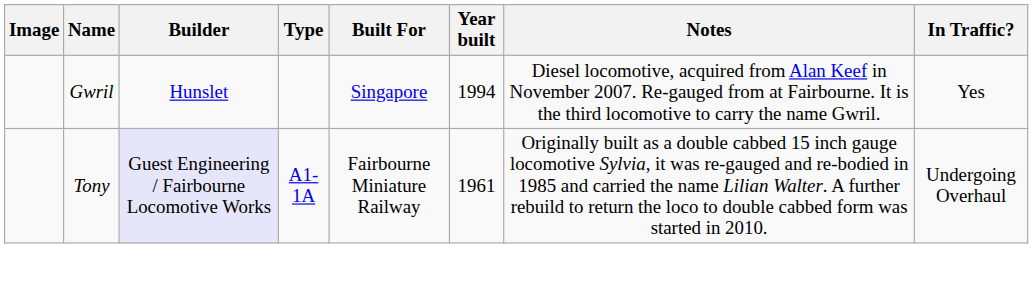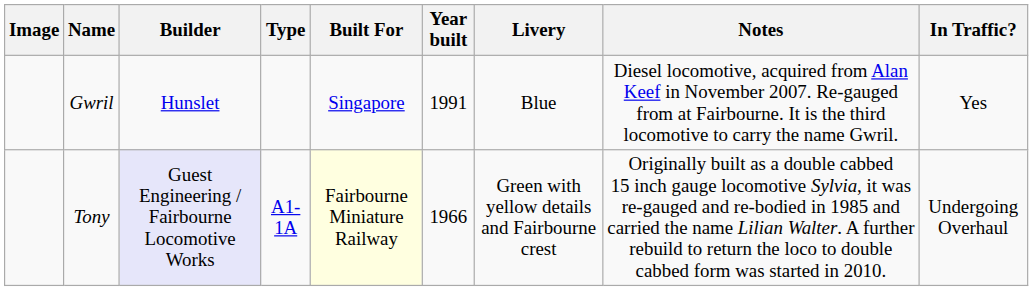+ column: (539, 30)
(476, 91) 1994 -> (448, 102) 1991
(389, 185) no background -> (366, 217) lightyellow background
(476, 185) 1961 -> (448, 217) 1966
